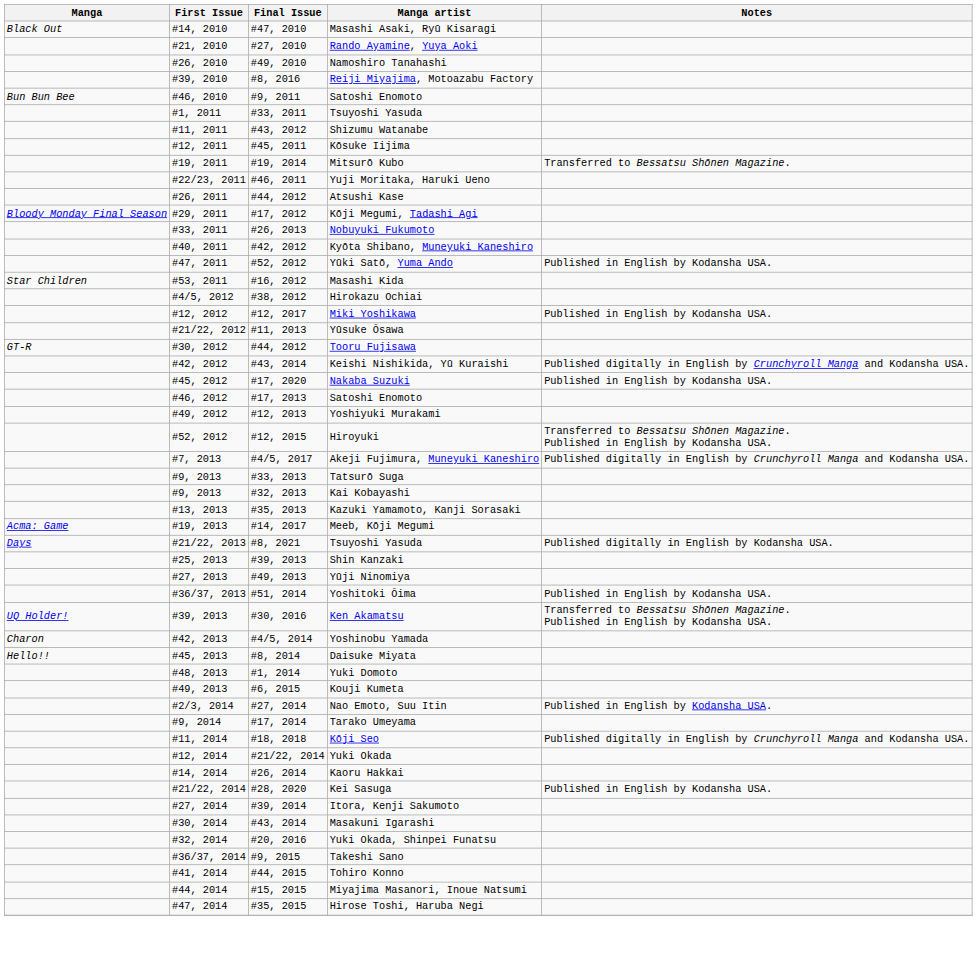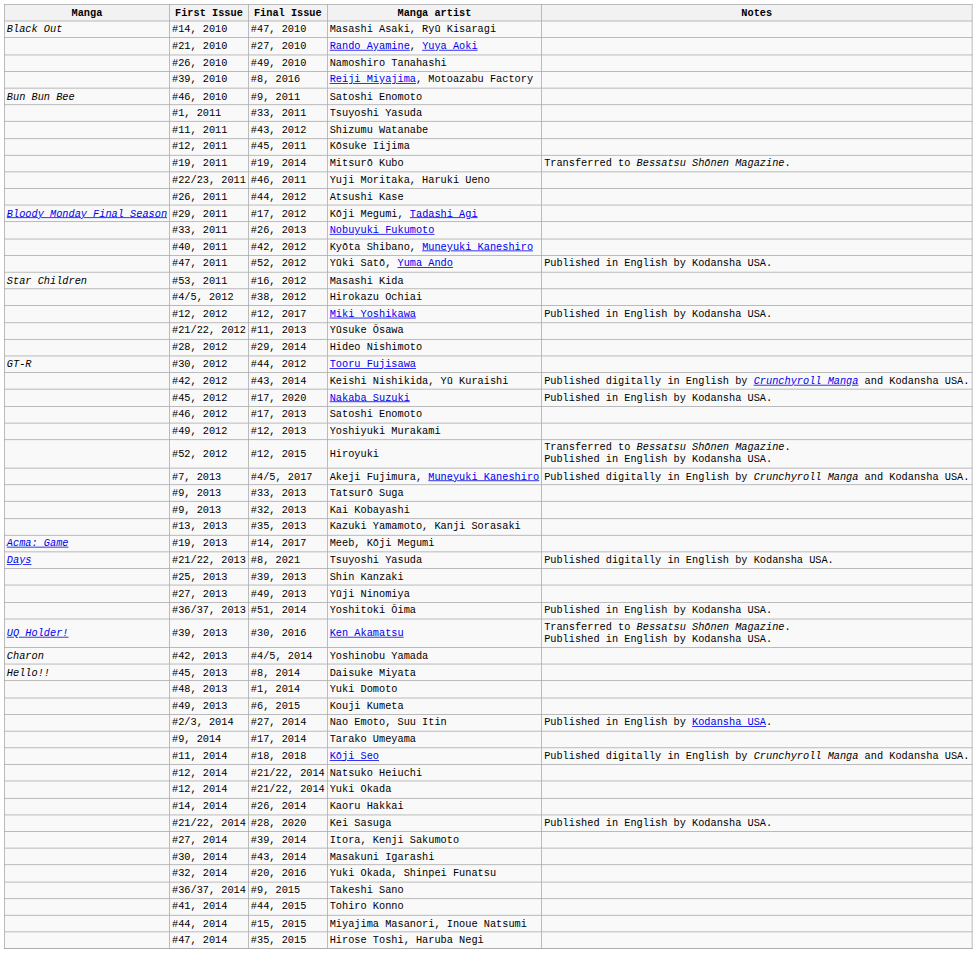+ row: (200, 348)
+ row: (200, 773)
